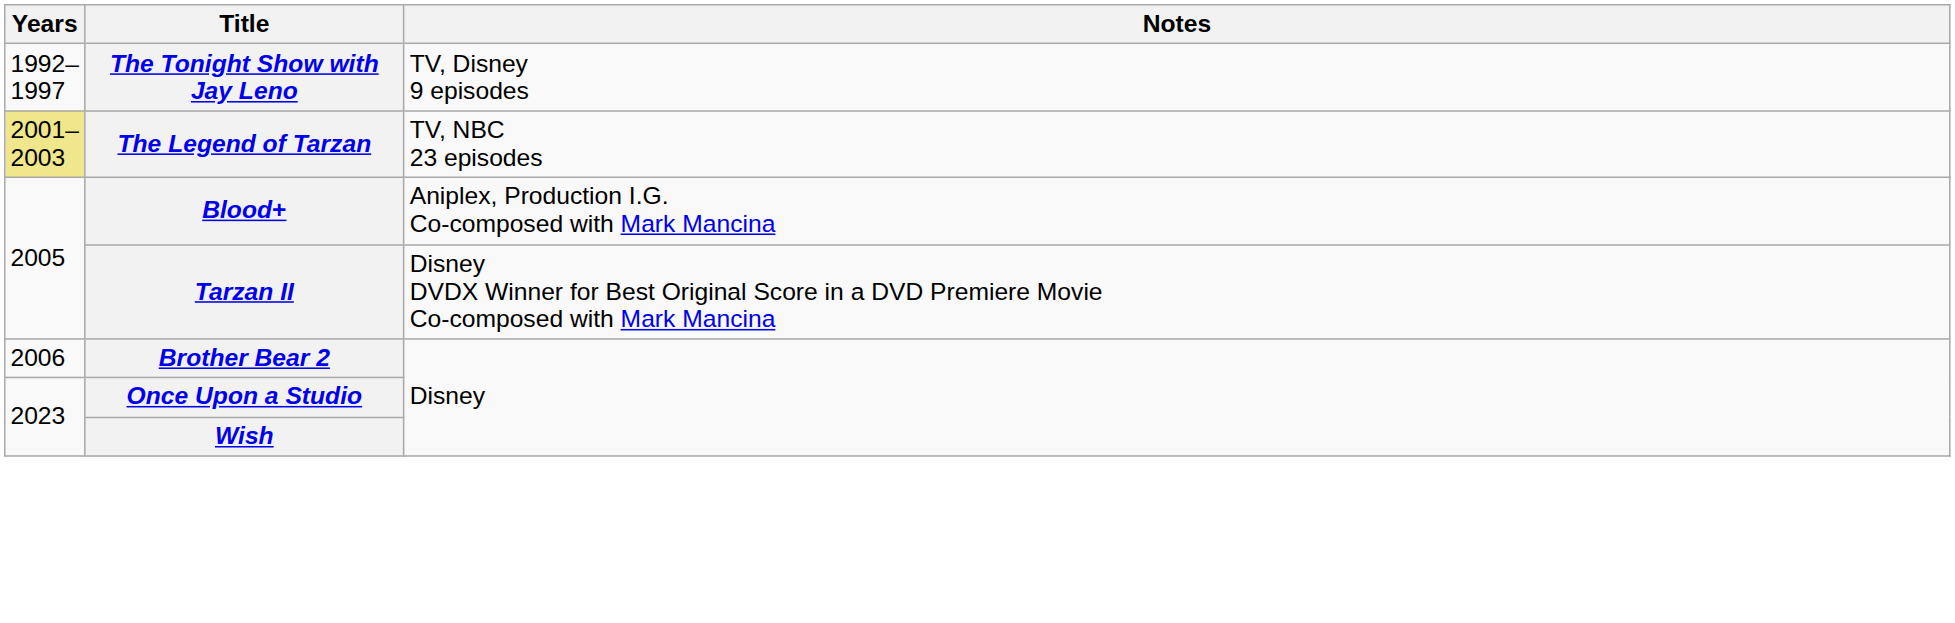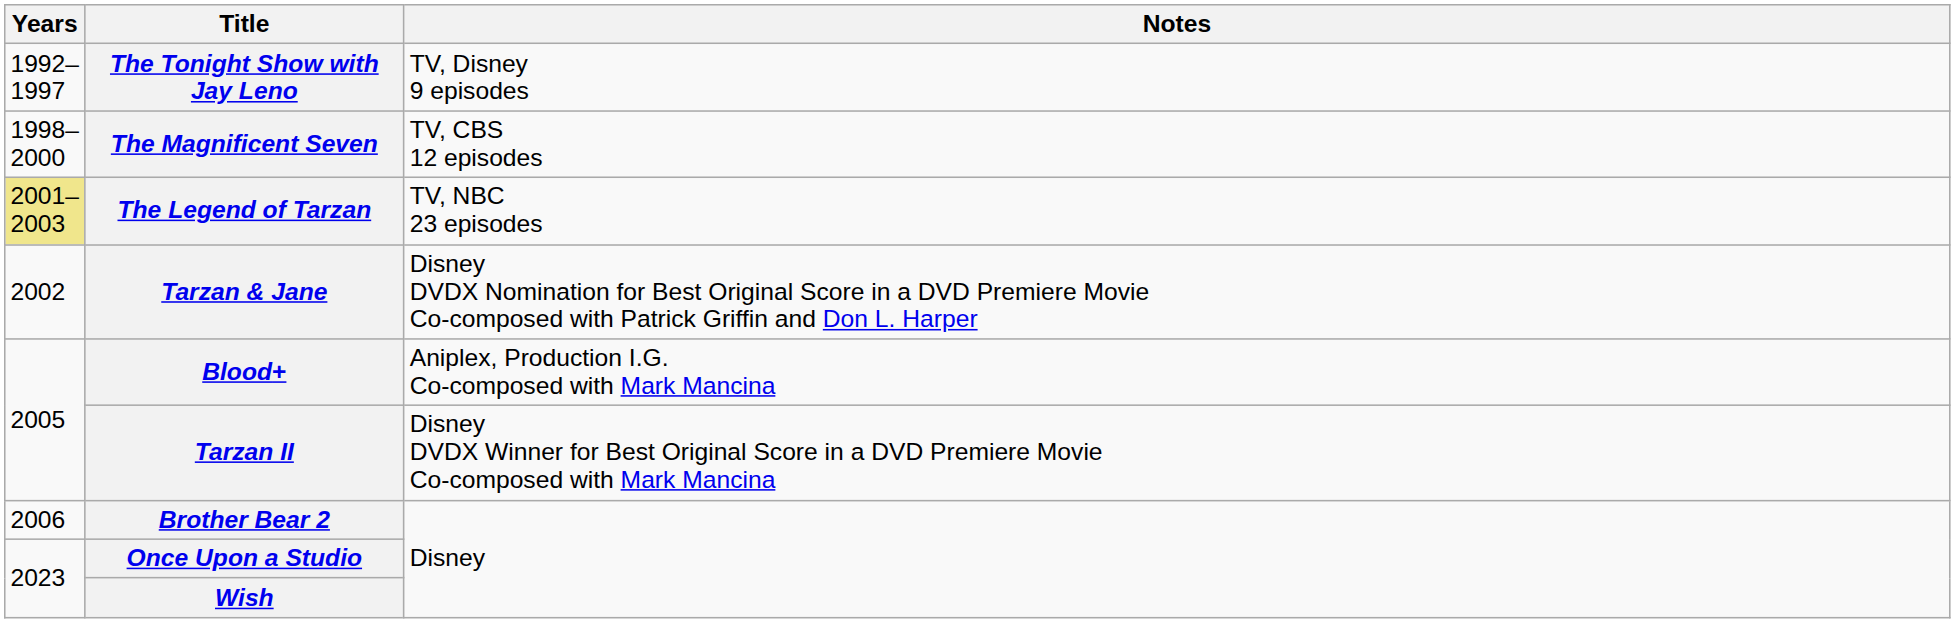+ row: (244, 143)
+ row: (244, 291)
